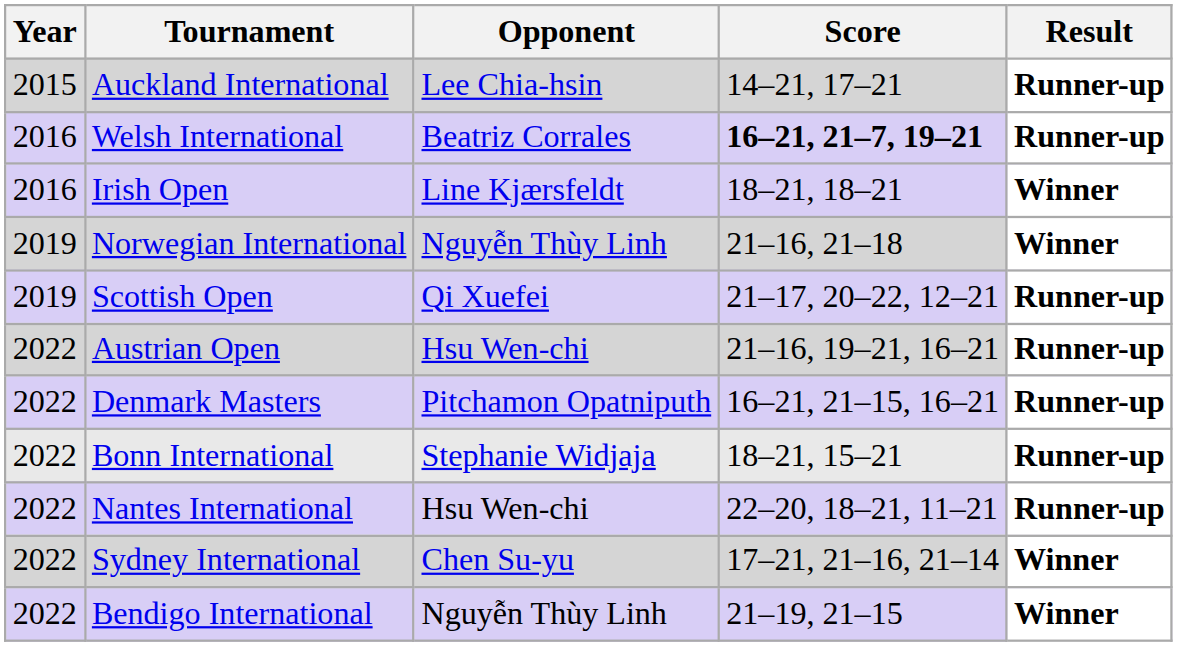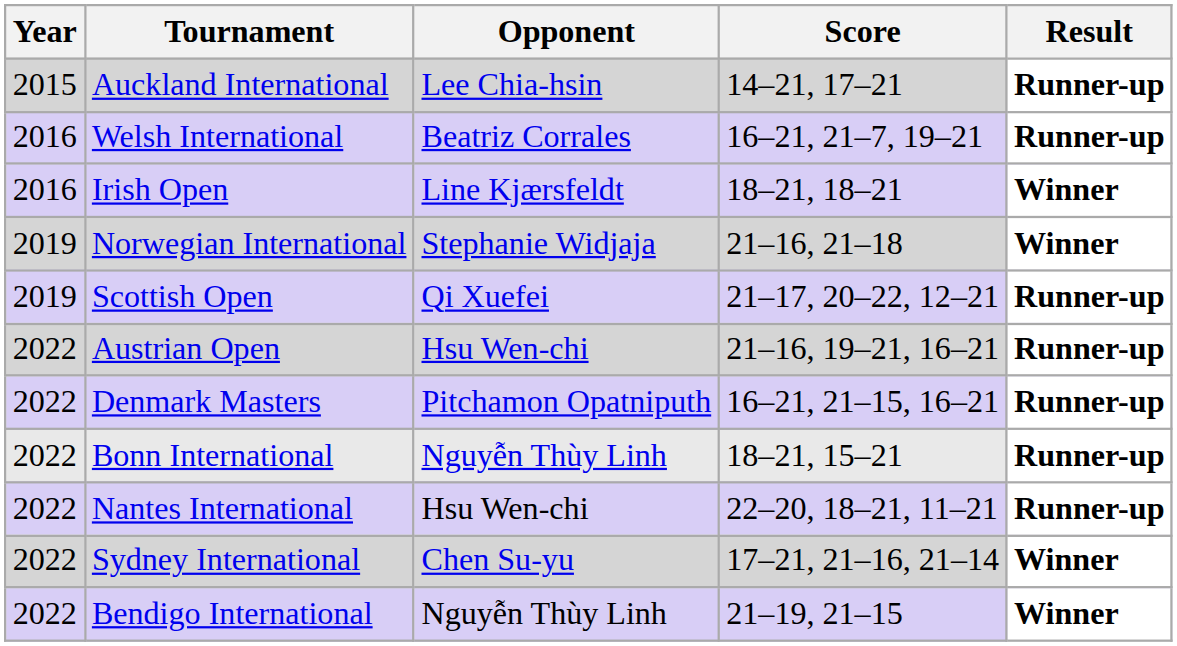(855, 137) bold -> (855, 137) normal
(544, 243) Nguyễn Thùy Linh -> (539, 243) Stephanie Widjaja
(539, 455) Stephanie Widjaja -> (544, 455) Nguyễn Thùy Linh
